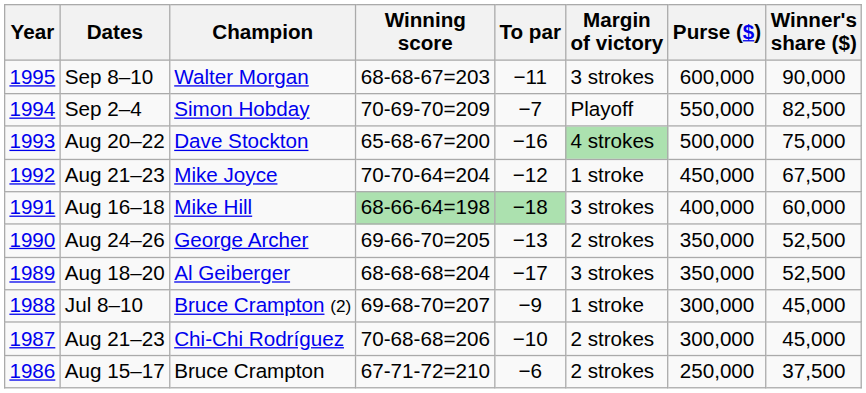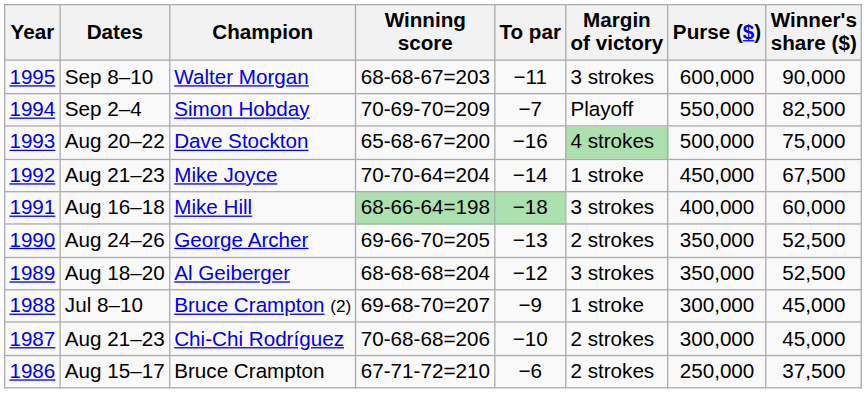(530, 175) −12 -> (530, 175) −14
(530, 273) −17 -> (530, 273) −12
